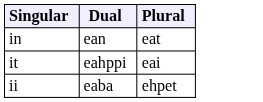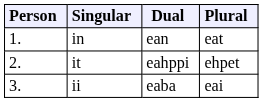+ column: (33, 16)
(151, 62) eai -> (222, 62) ehpet
(159, 85) ehpet -> (214, 85) eai
